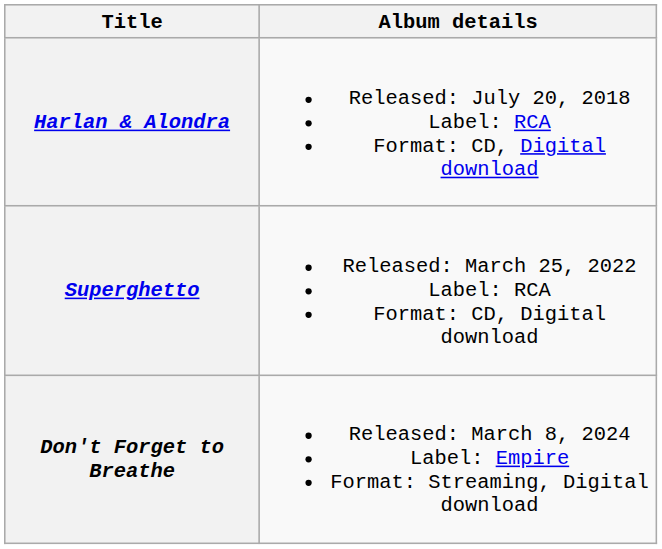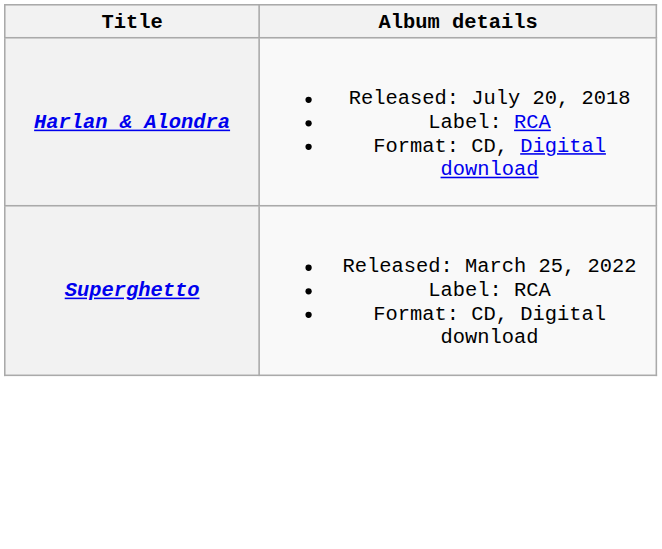- row: (132, 459)
